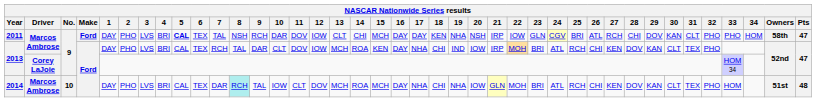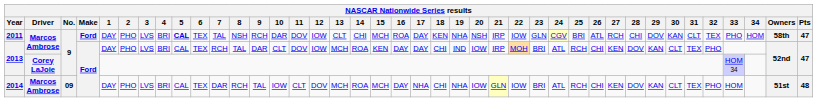(400, 35) DAY -> (401, 35) ROA
(712, 35) PHO -> (713, 35) TEX
(419, 48) NHA -> (421, 48) DAY
(69, 86) 10 -> (69, 86) 09
(239, 86) paleturquoise background -> (239, 86) no background
(517, 86) MOH -> (519, 86) IOW
